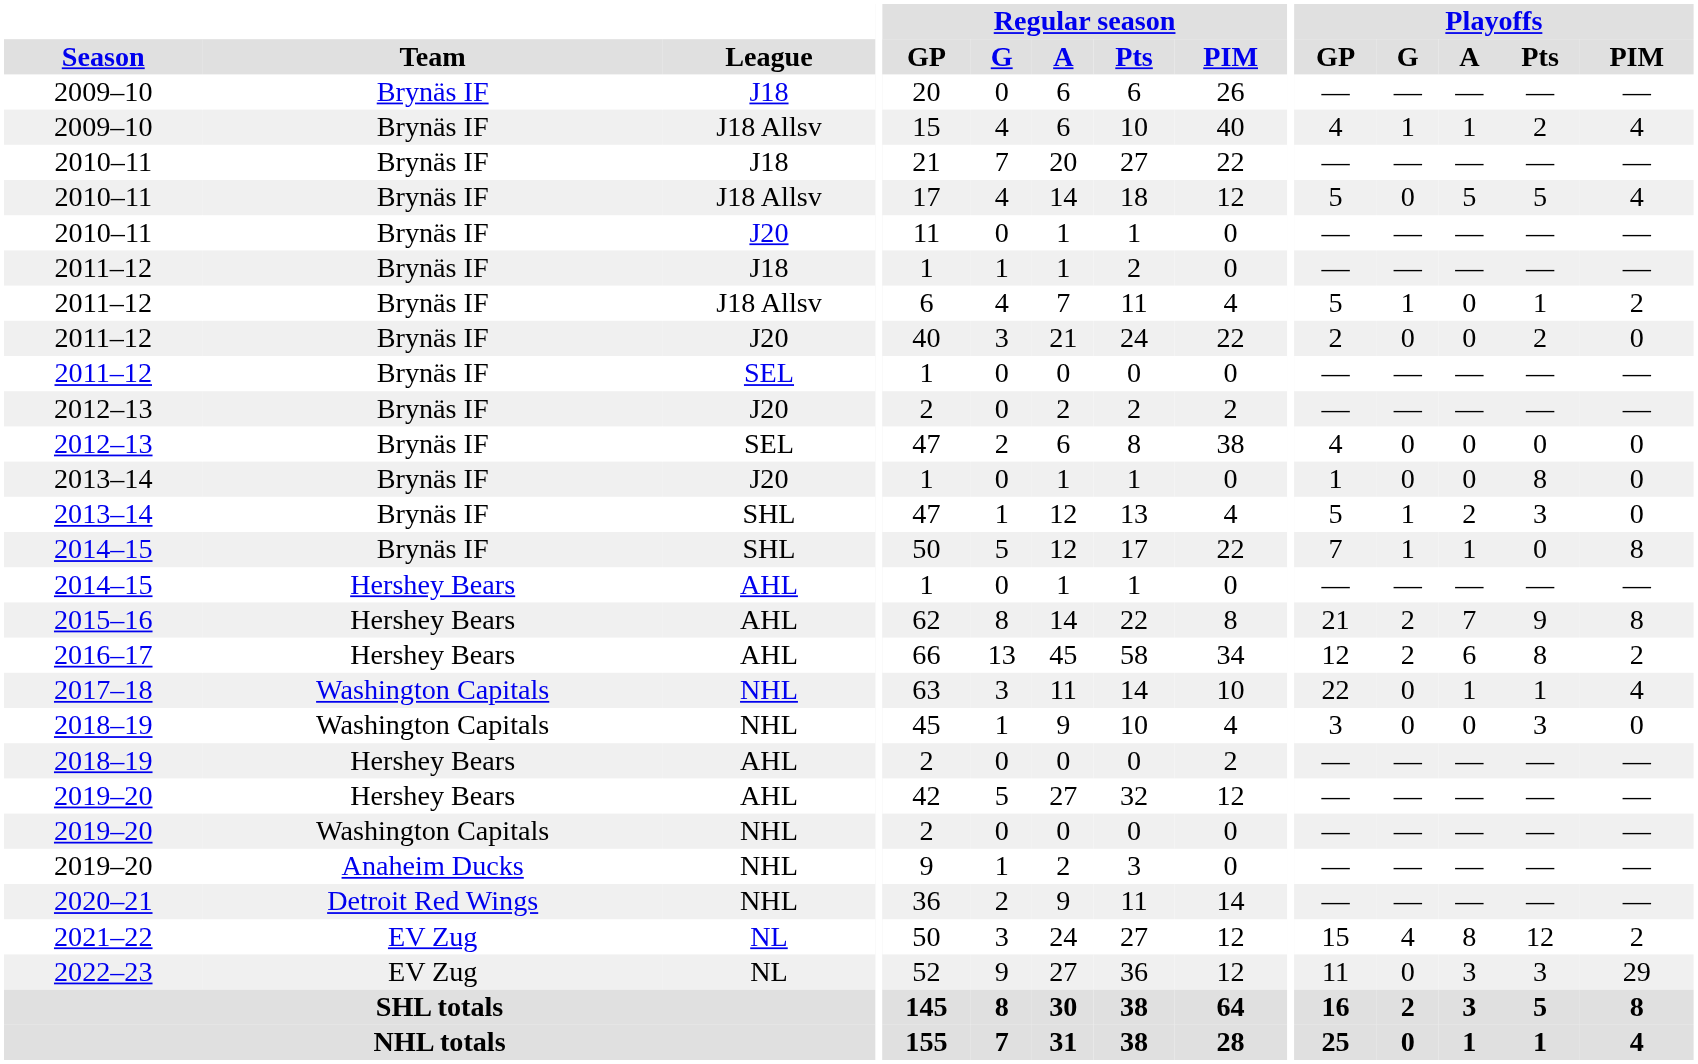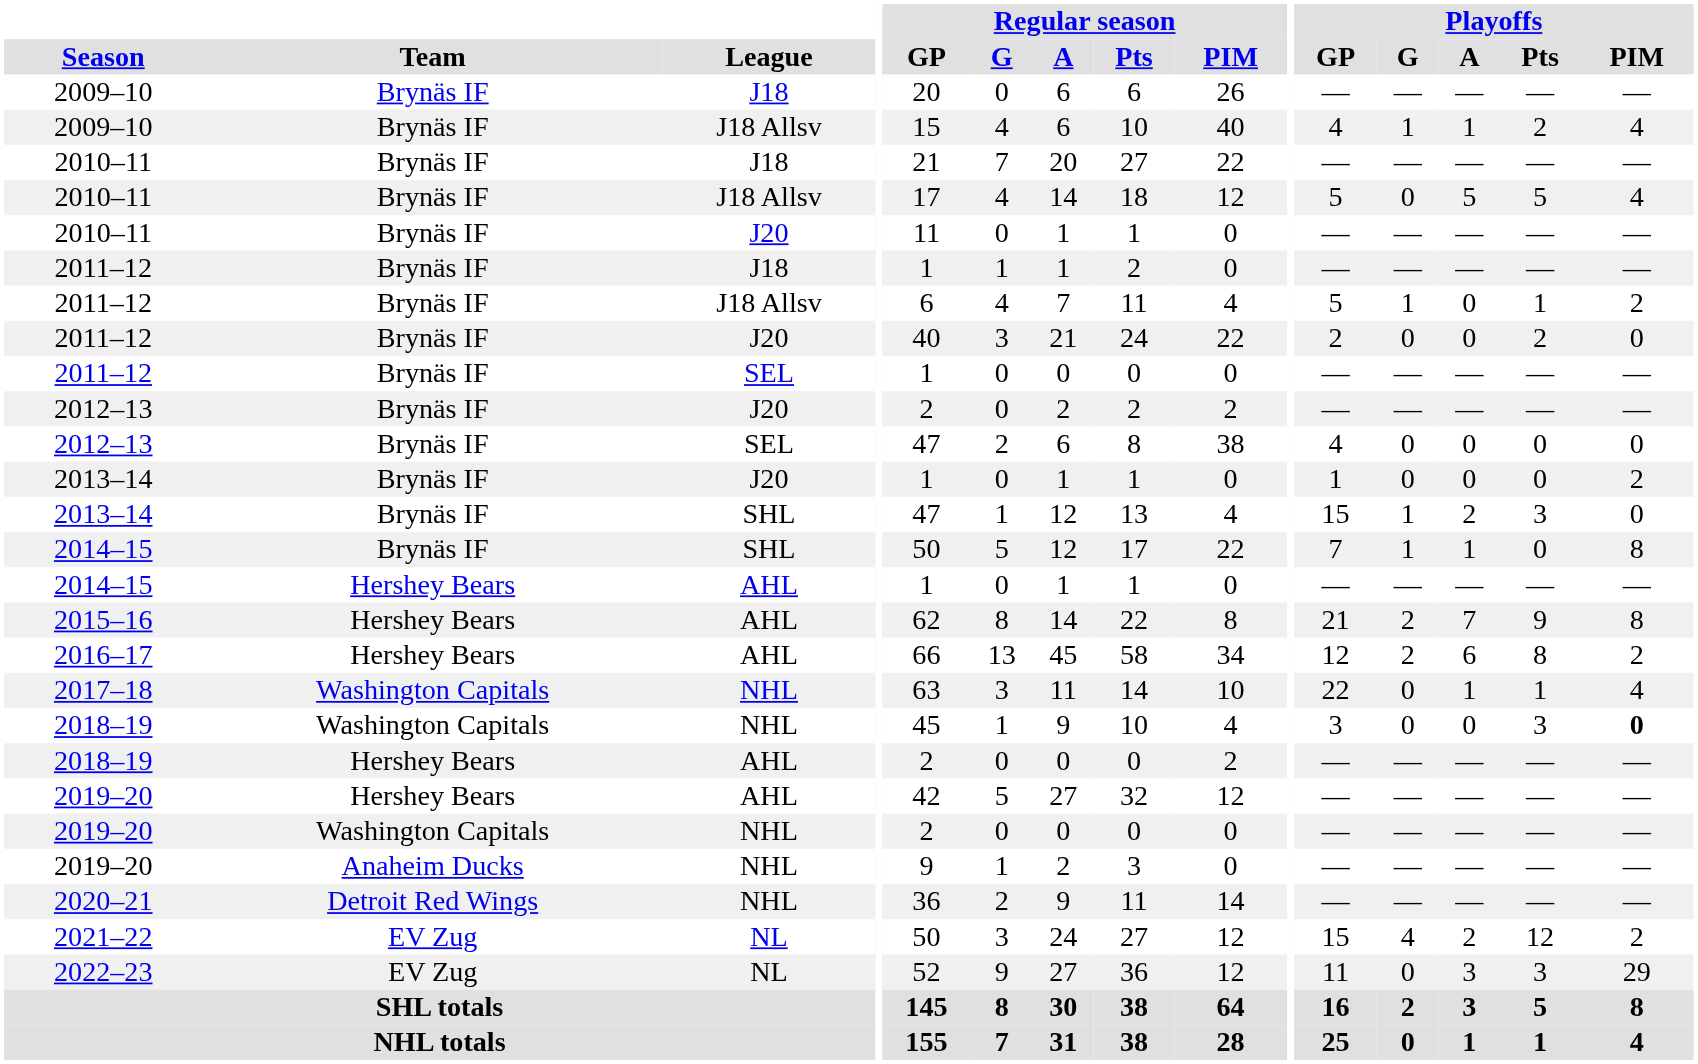(1540, 478) 8 -> (1540, 478) 0
(1637, 478) 0 -> (1637, 478) 2
(1336, 514) 5 -> (1336, 514) 15
(1637, 725) normal -> (1637, 725) bold
(1469, 936) 8 -> (1469, 936) 2
